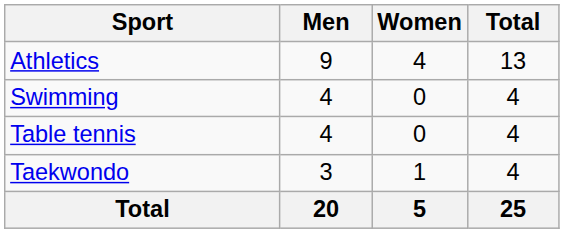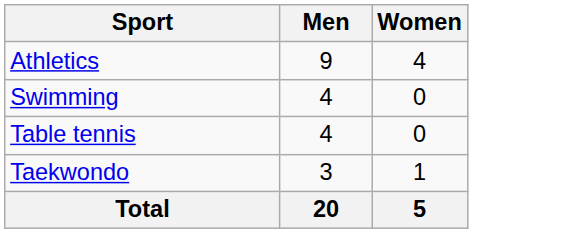- column: (513, 23)
